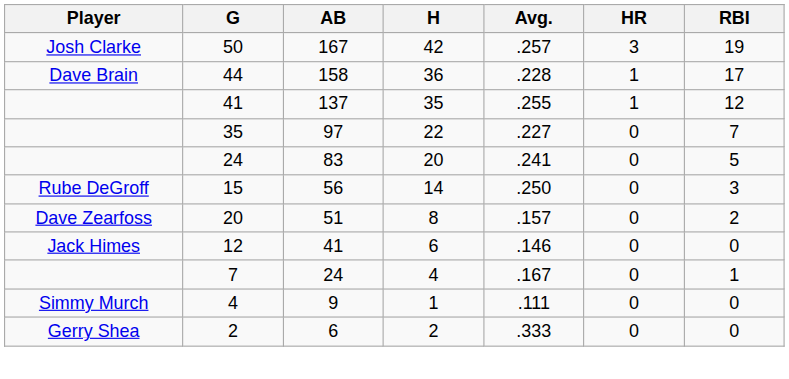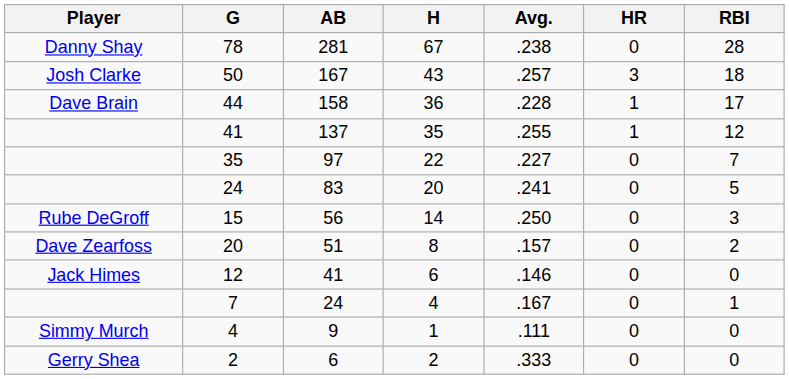+ row: (233, 47)
(433, 47) 42 -> (433, 75) 43
(734, 47) 19 -> (734, 75) 18
